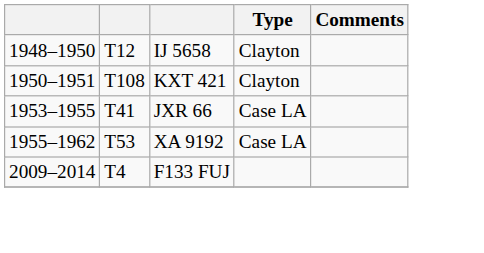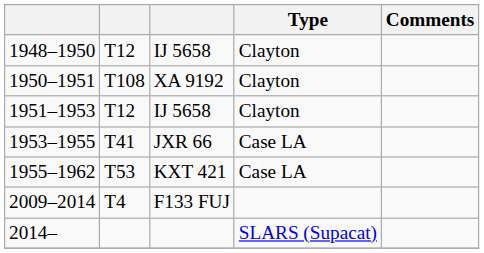(190, 80) KXT 421 -> (189, 80) XA 9192
+ row: (52, 111)
(189, 141) XA 9192 -> (190, 171) KXT 421
+ row: (33, 232)
